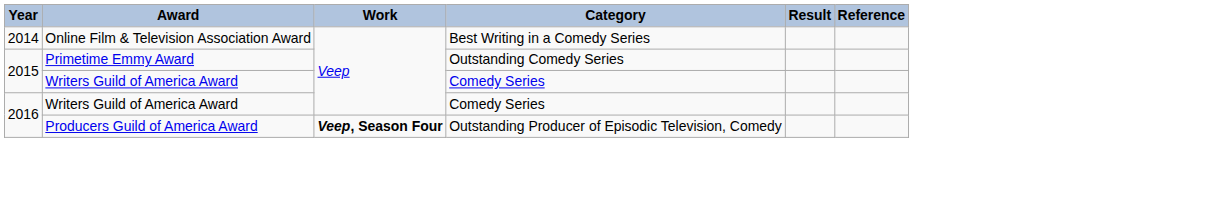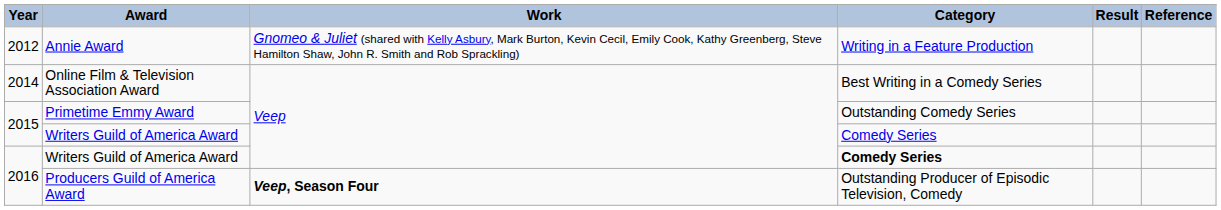+ row: (23, 46)
(497, 104) normal -> (892, 157) bold
